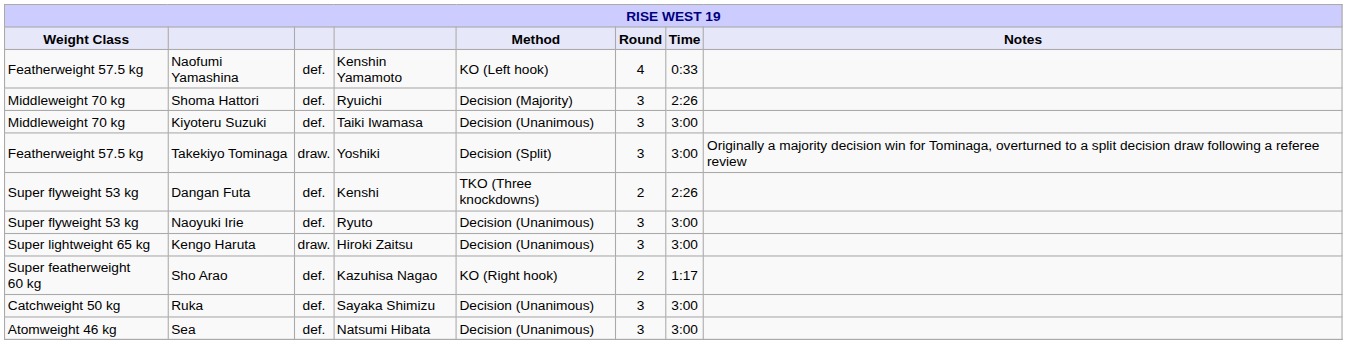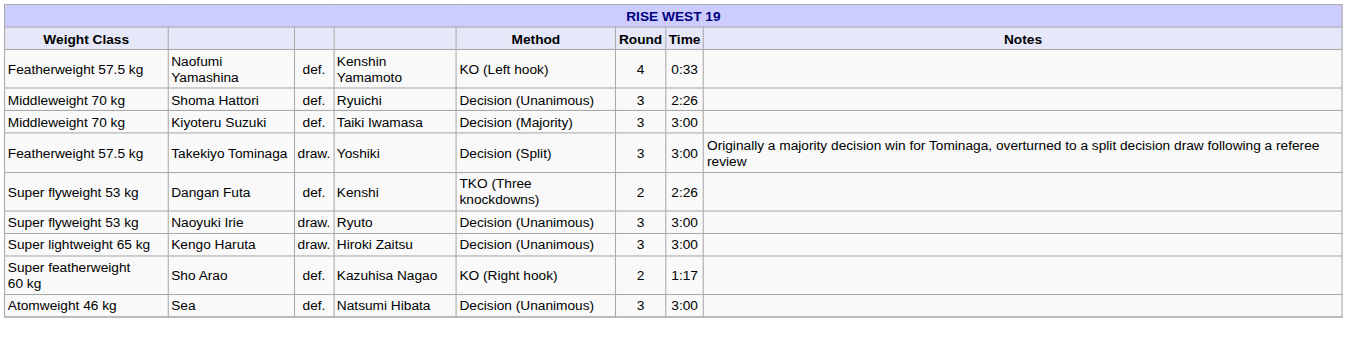(516, 99) Decision (Majority) -> (527, 99) Decision (Unanimous)
(527, 122) Decision (Unanimous) -> (516, 122) Decision (Majority)
(314, 222) def. -> (314, 222) draw.
- row: (187, 306)
